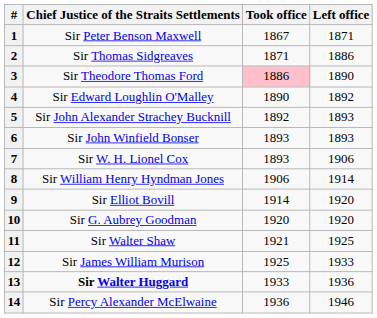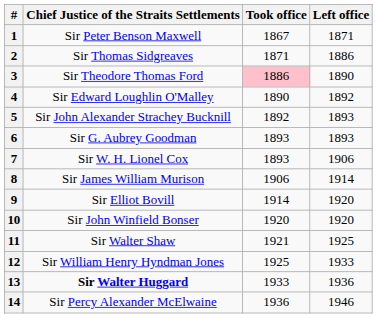(133, 138) Sir John Winfield Bonser -> (133, 138) Sir G. Aubrey Goodman
(133, 179) Sir William Henry Hyndman Jones -> (133, 179) Sir James William Murison
(133, 220) Sir G. Aubrey Goodman -> (133, 220) Sir John Winfield Bonser
(133, 261) Sir James William Murison -> (133, 261) Sir William Henry Hyndman Jones
